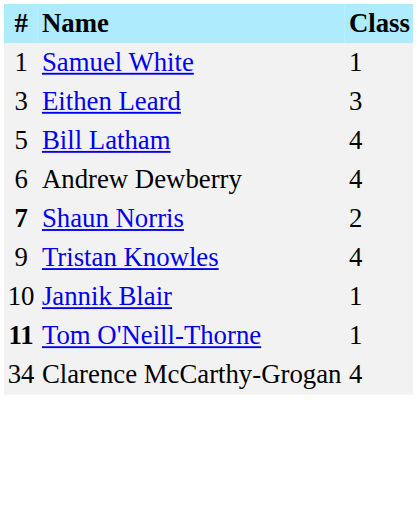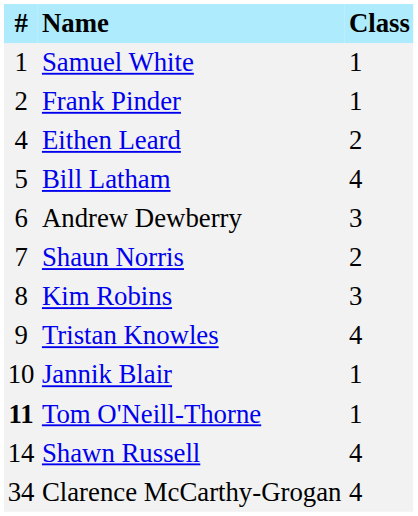+ row: (111, 101)
(21, 101) 3 -> (21, 140) 4
(356, 101) 3 -> (356, 140) 2
(356, 179) 4 -> (356, 218) 3
(21, 218) bold -> (21, 257) normal
+ row: (107, 296)
+ row: (121, 452)
